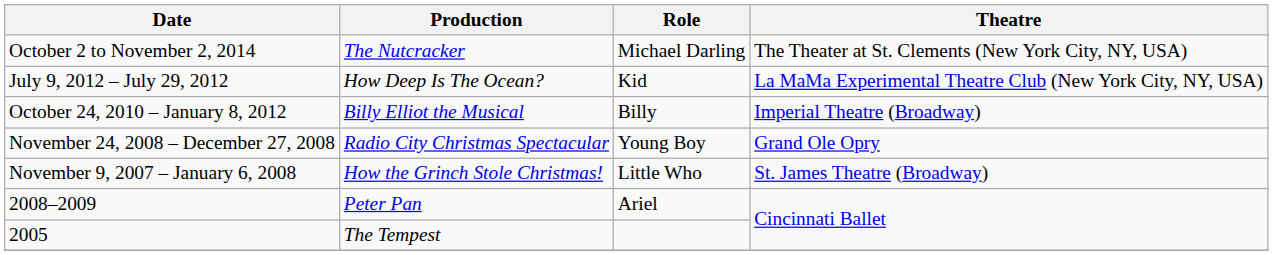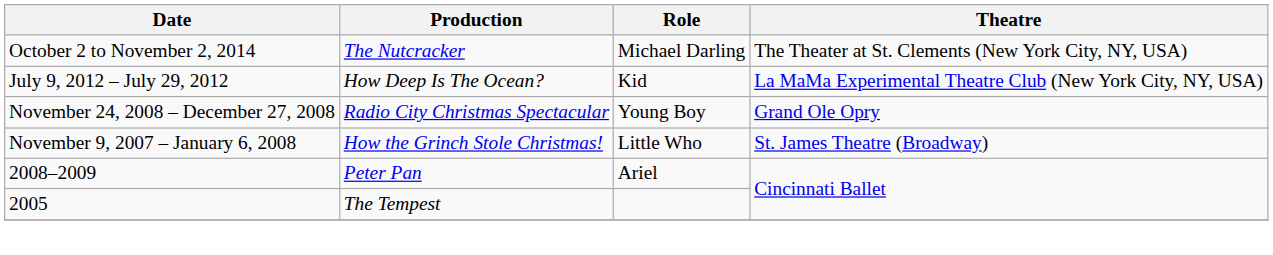- row: (148, 111)
